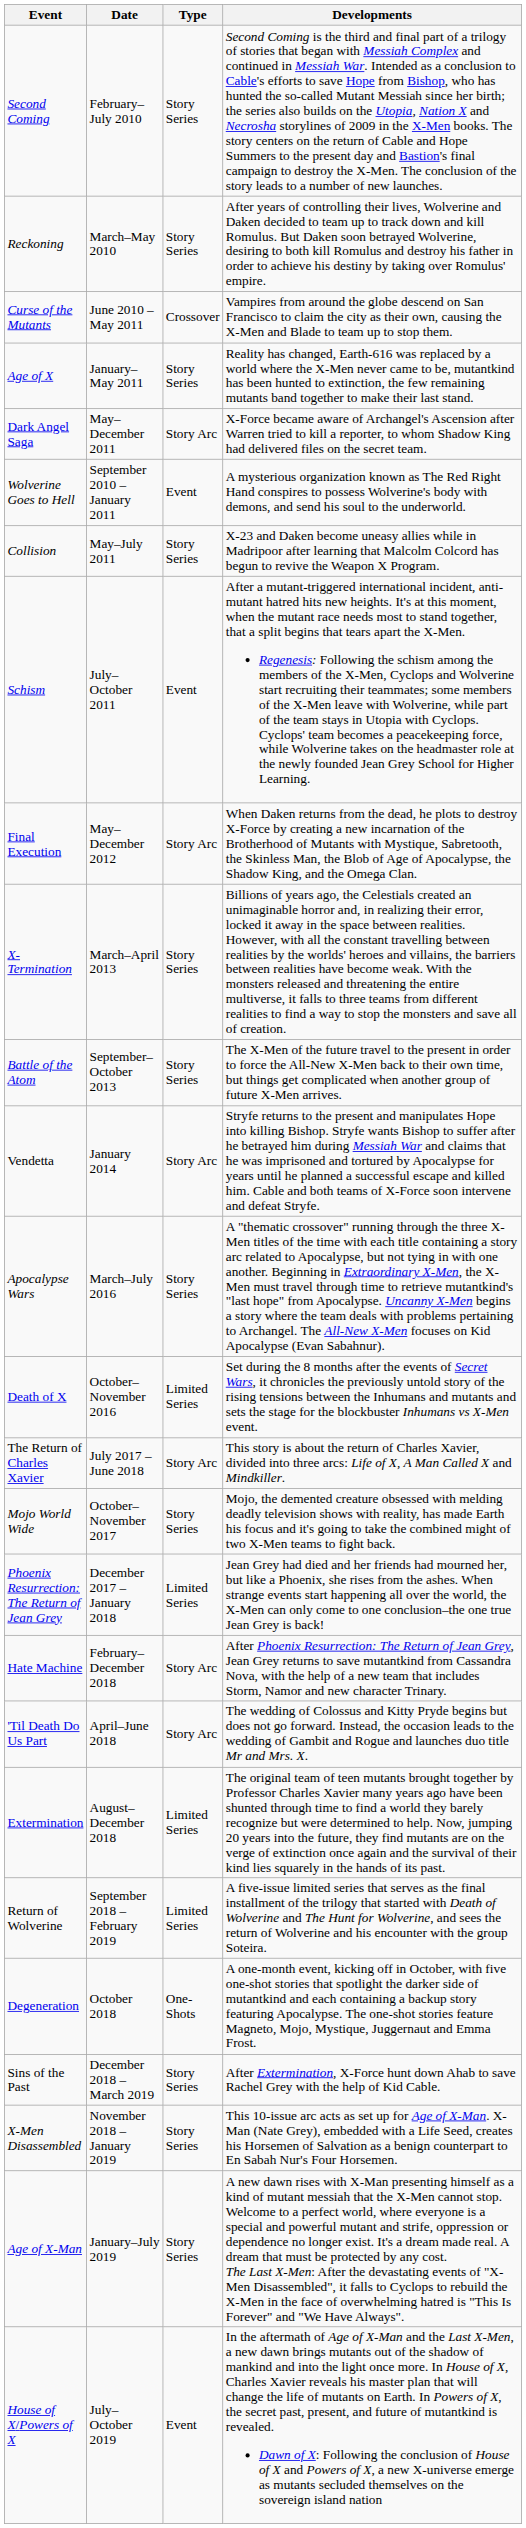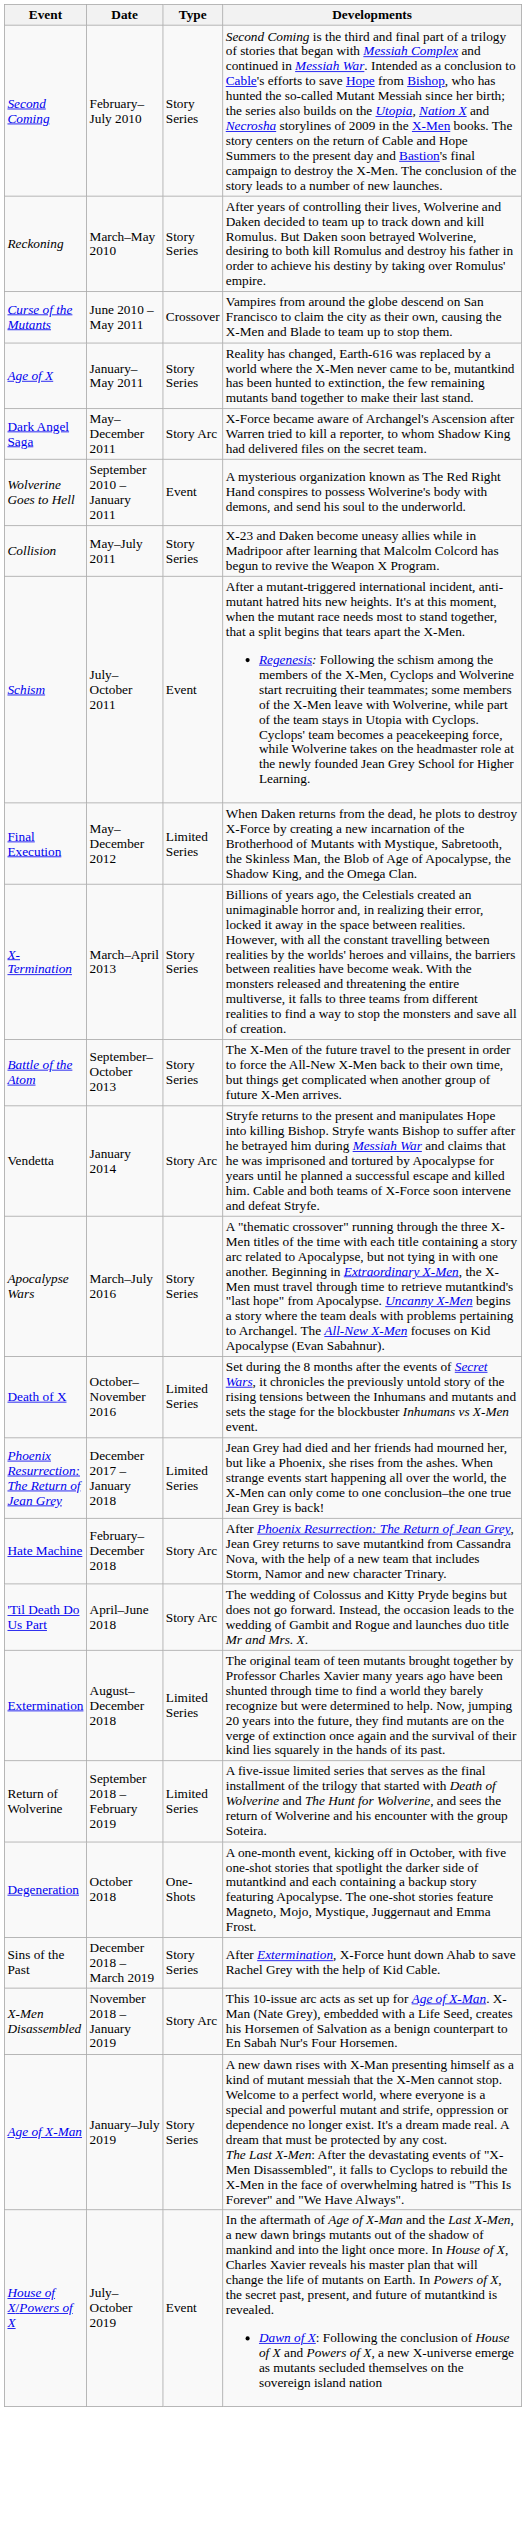(191, 843) Story Arc -> (187, 843) Limited Series
- row: (45, 1463)
- row: (39, 1521)
(182, 2138) Story Series -> (191, 2021) Story Arc
